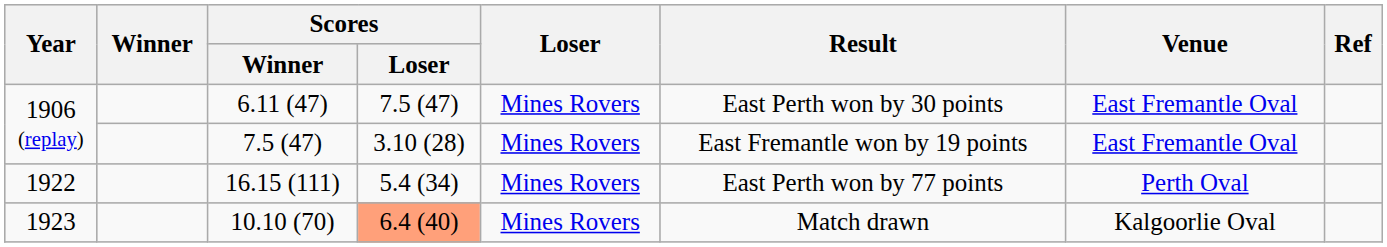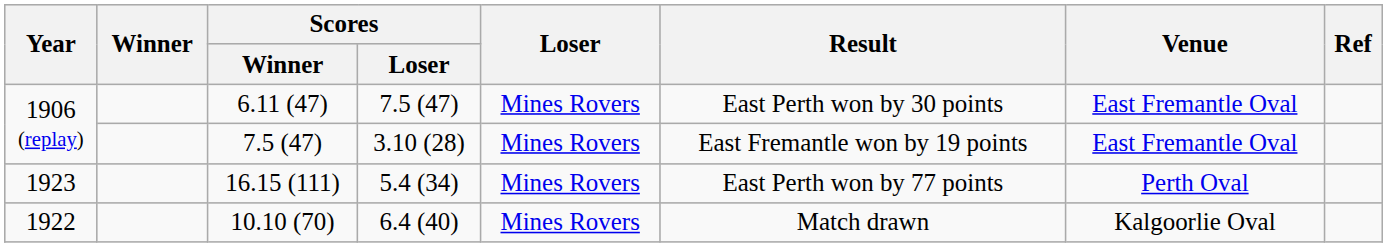(51, 182) 1922 -> (51, 182) 1923
(51, 222) 1923 -> (51, 222) 1922
(419, 222) lightsalmon background -> (419, 222) no background
